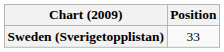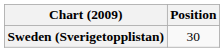(193, 36) 33 -> (193, 36) 30
